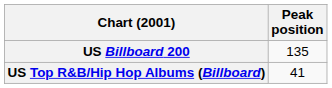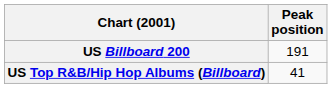(297, 51) 135 -> (297, 51) 191
